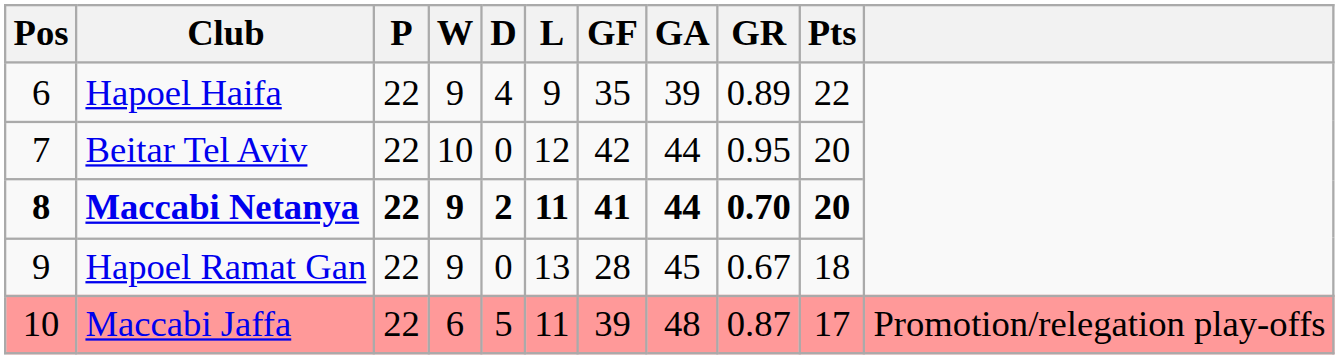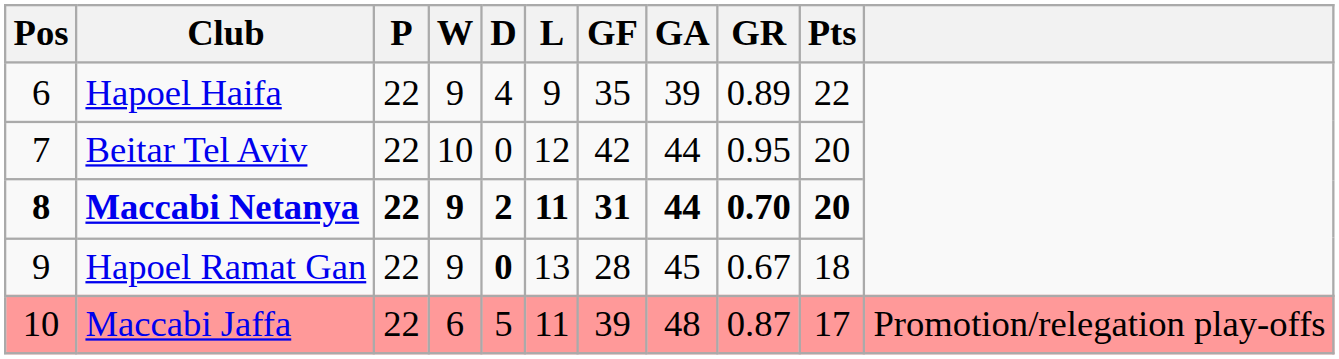(613, 207) 41 -> (613, 207) 31
(503, 265) normal -> (503, 265) bold
